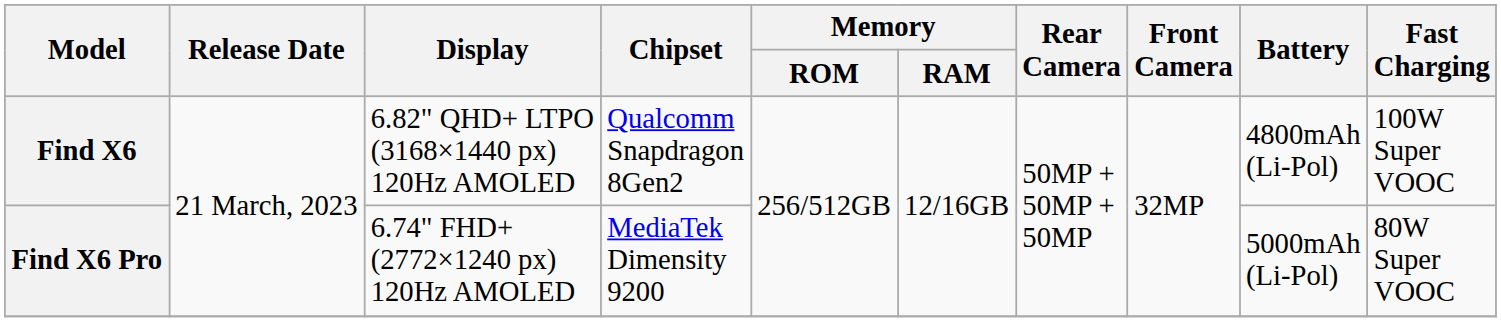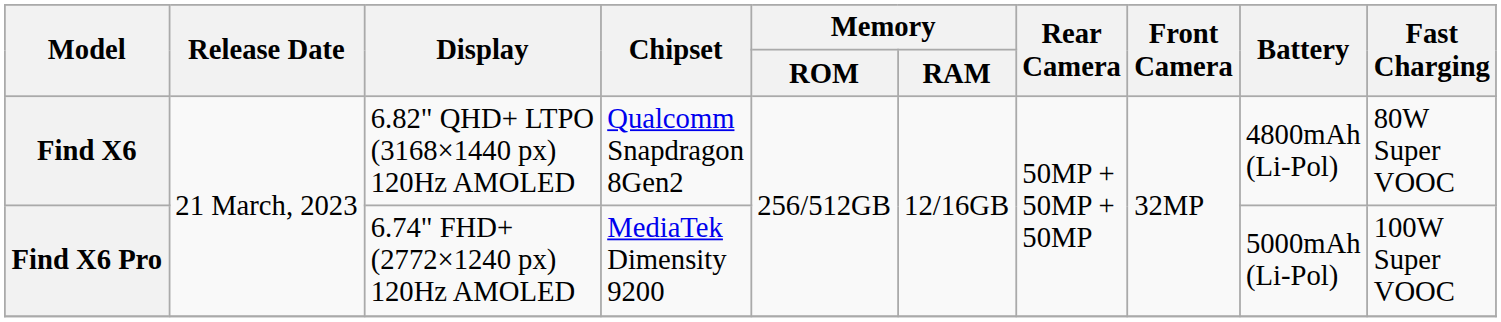(1414, 150) 100W Super VOOC -> (1414, 150) 80W Super VOOC
(1414, 260) 80W Super VOOC -> (1414, 260) 100W Super VOOC
